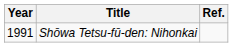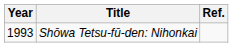(20, 32) 1991 -> (20, 32) 1993
